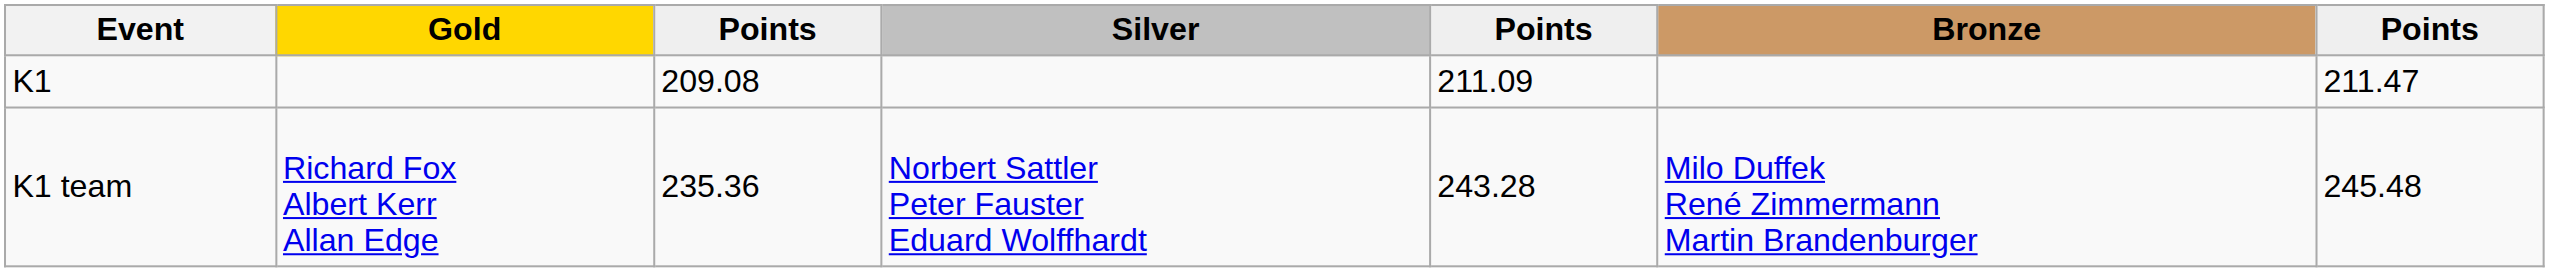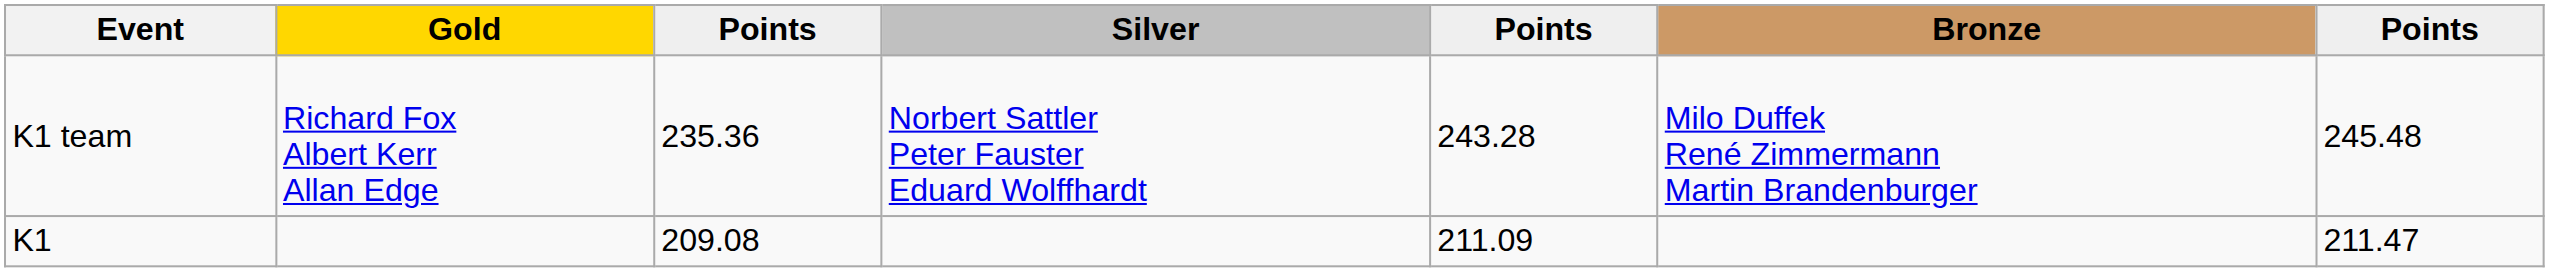rows swapped: (32, 81) <-> (72, 186)
